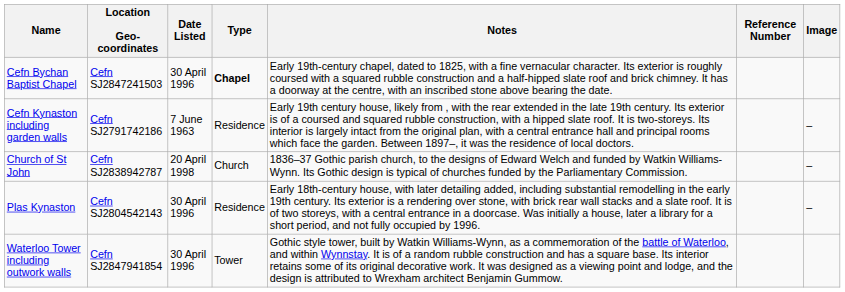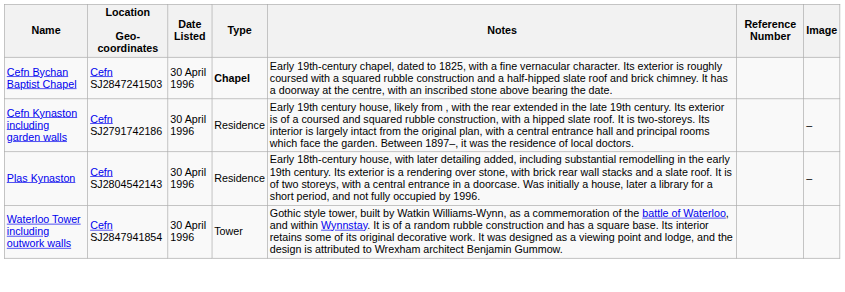(186, 125) 7 June 1963 -> (188, 125) 30 April 1996
- row: (37, 166)
